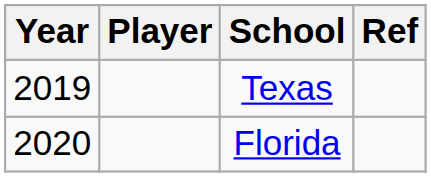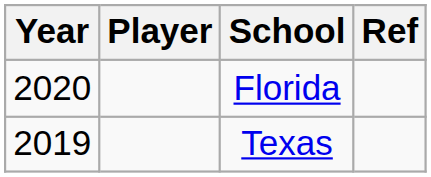rows swapped: (287, 87) <-> (287, 143)
